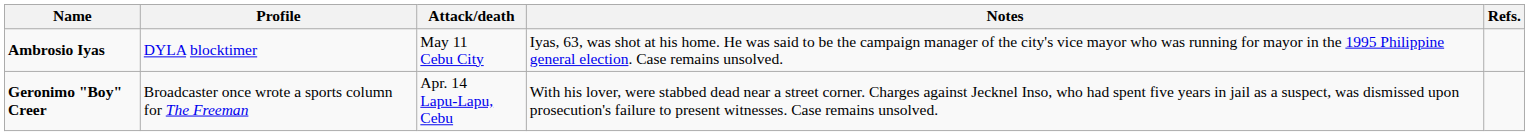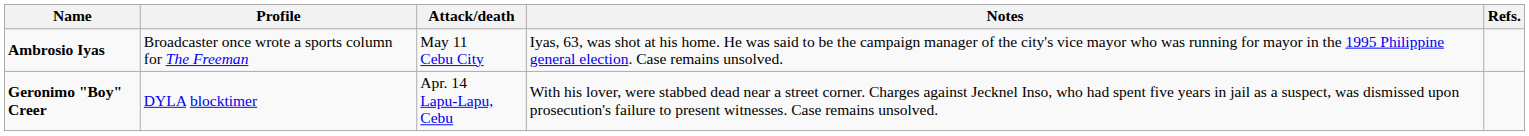(200, 50) DYLA blocktimer -> (268, 50) Broadcaster once wrote a sports column for The Freeman
(268, 100) Broadcaster once wrote a sports column for The Freeman -> (200, 100) DYLA blocktimer
